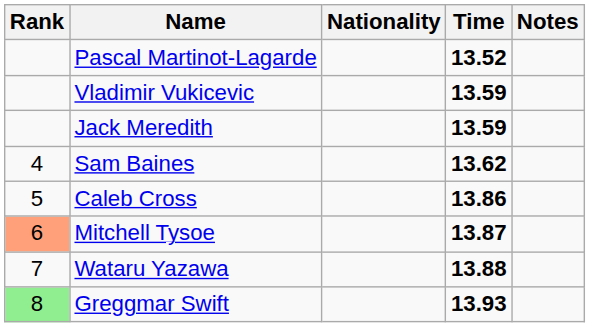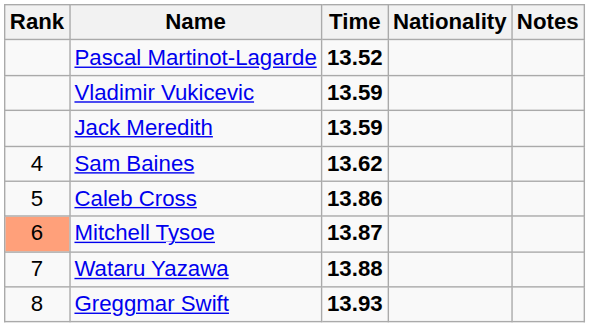columns swapped: (384, 22) <-> (479, 22)
(37, 304) lightgreen background -> (37, 304) no background
